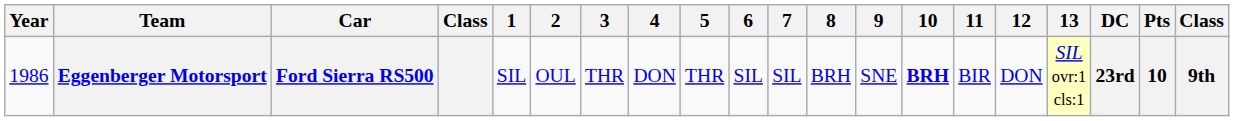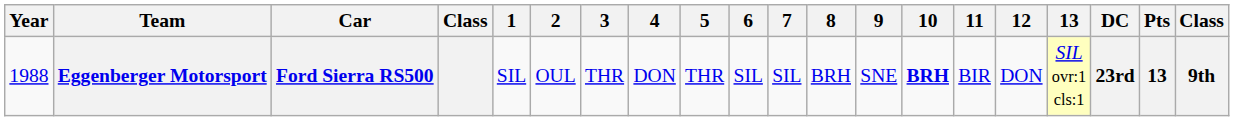(29, 75) 1986 -> (29, 75) 1988
(1157, 75) 10 -> (1157, 75) 13
